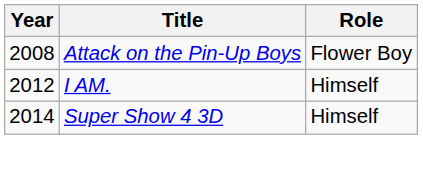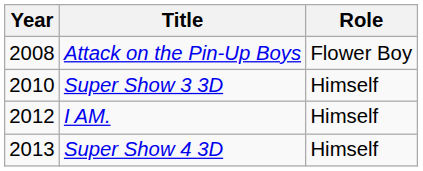+ row: (144, 85)
(32, 117) 2014 -> (32, 149) 2013
